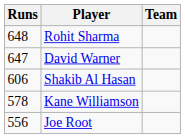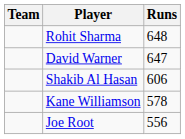columns swapped: (23, 15) <-> (161, 15)
